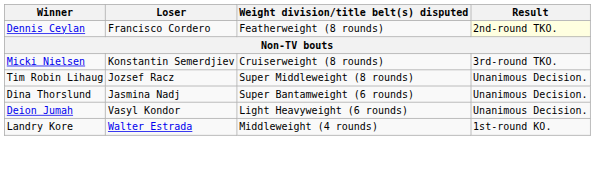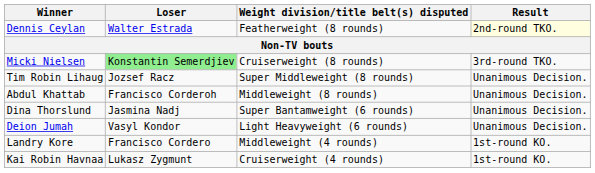(159, 29) Francisco Cordero -> (150, 29) Walter Estrada
(171, 61) no background -> (171, 61) lightgreen background
+ row: (46, 94)
(150, 127) Walter Estrada -> (159, 143) Francisco Cordero
+ row: (55, 159)
